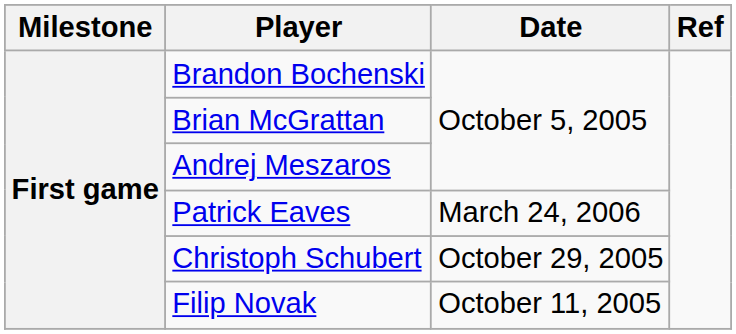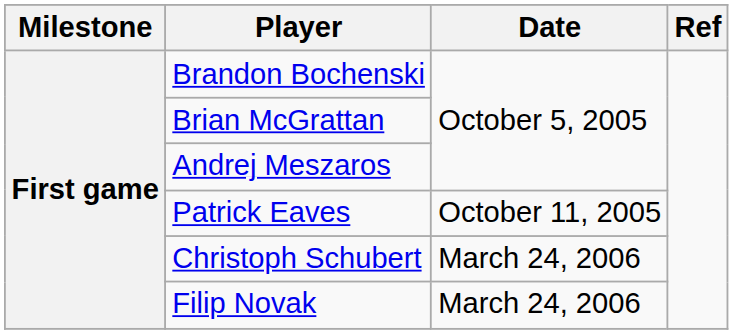(539, 212) March 24, 2006 -> (550, 212) October 11, 2005
(551, 258) October 29, 2005 -> (539, 258) March 24, 2006
(550, 304) October 11, 2005 -> (539, 304) March 24, 2006
